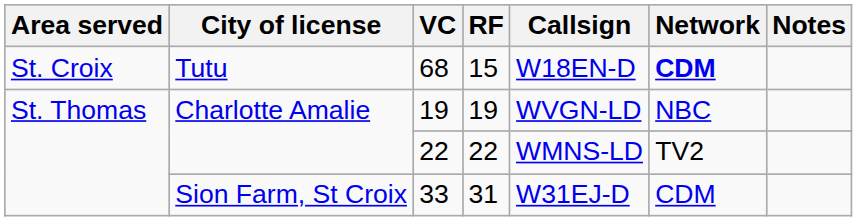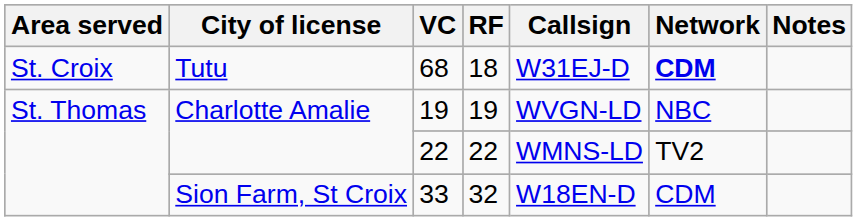(483, 67) 15 -> (483, 67) 18
(576, 67) W18EN-D -> (573, 67) W31EJ-D
(483, 194) 31 -> (483, 194) 32
(573, 194) W31EJ-D -> (576, 194) W18EN-D
